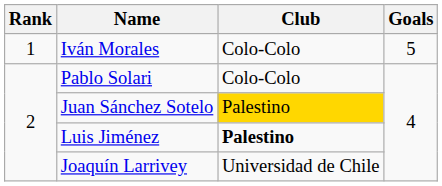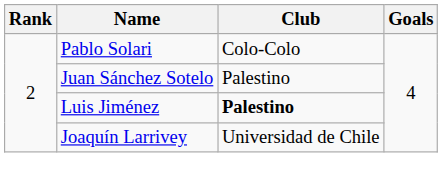- row: (110, 48)
(256, 107) gold background -> (256, 78) no background
